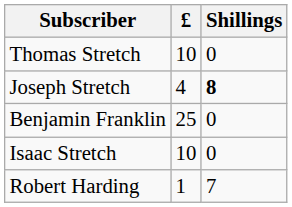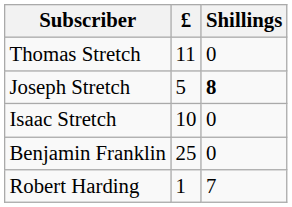(186, 53) 10 -> (186, 53) 11
(181, 86) 4 -> (181, 86) 5
rows swapped: (63, 152) <-> (88, 119)
